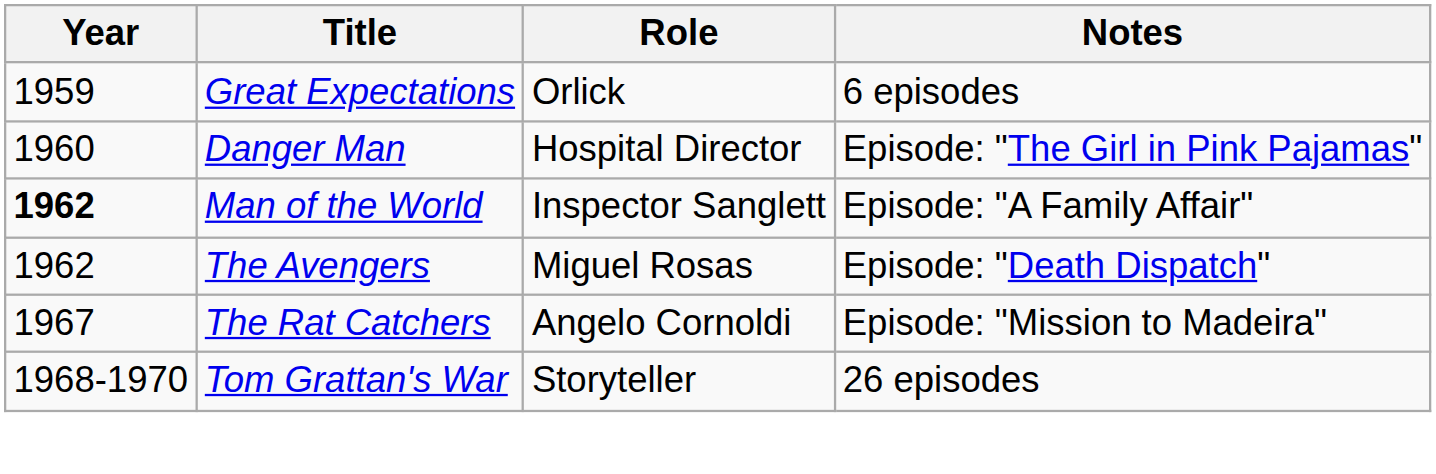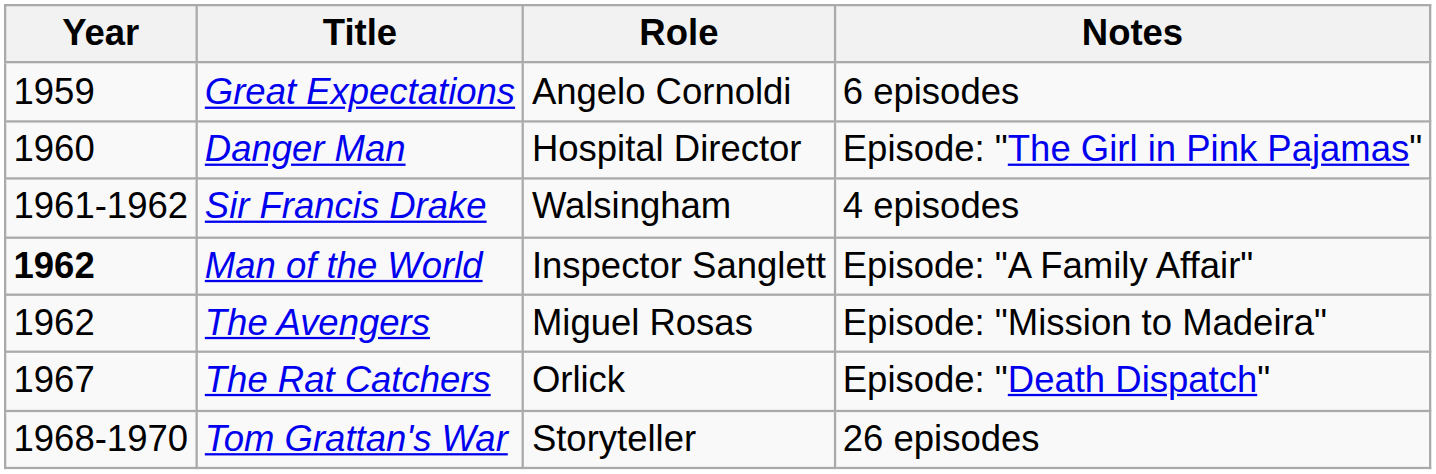(579, 91) Orlick -> (662, 91) Angelo Cornoldi
+ row: (346, 206)
(1056, 264) Episode: "Death Dispatch" -> (1085, 322) Episode: "Mission to Madeira"
(662, 322) Angelo Cornoldi -> (579, 380) Orlick
(1085, 322) Episode: "Mission to Madeira" -> (1056, 380) Episode: "Death Dispatch"
